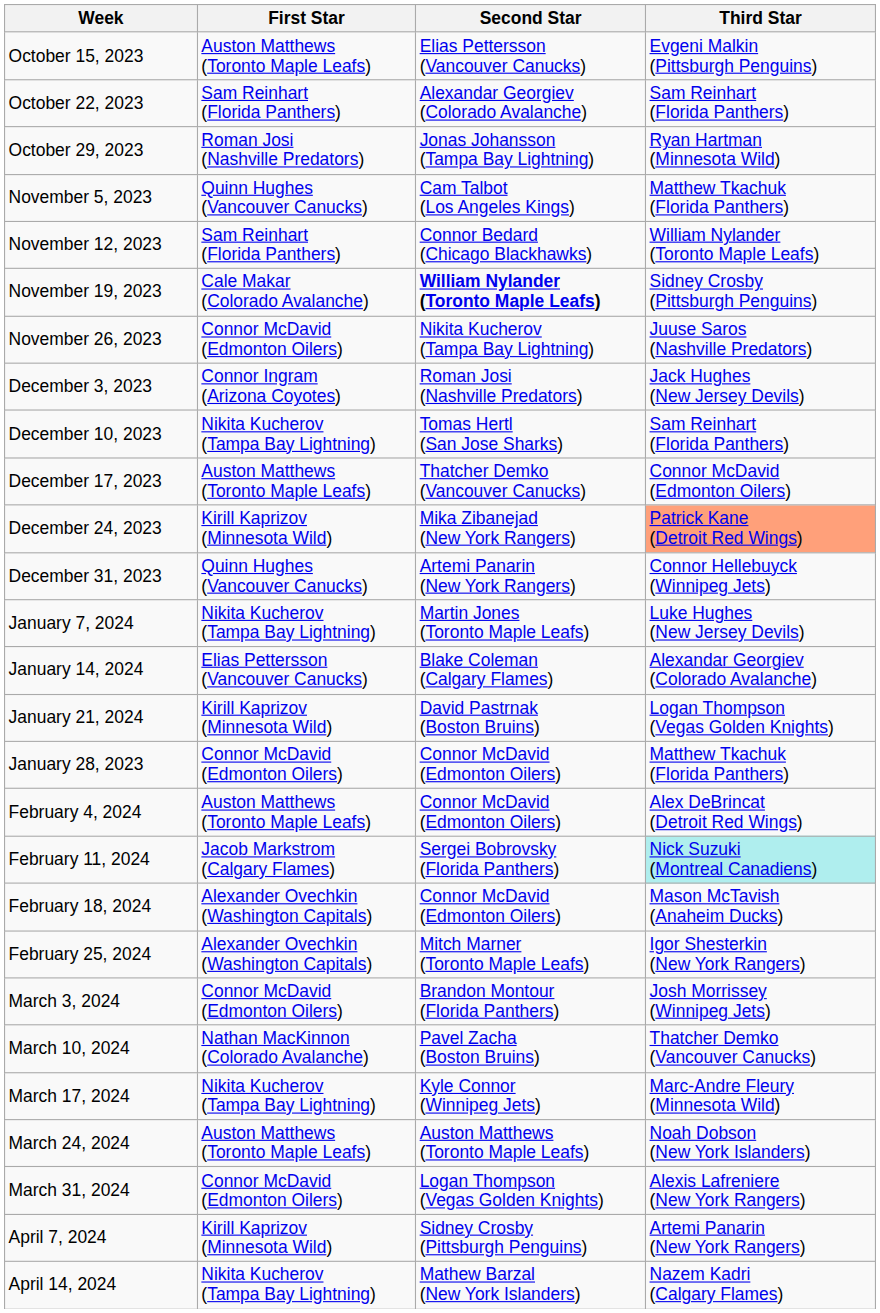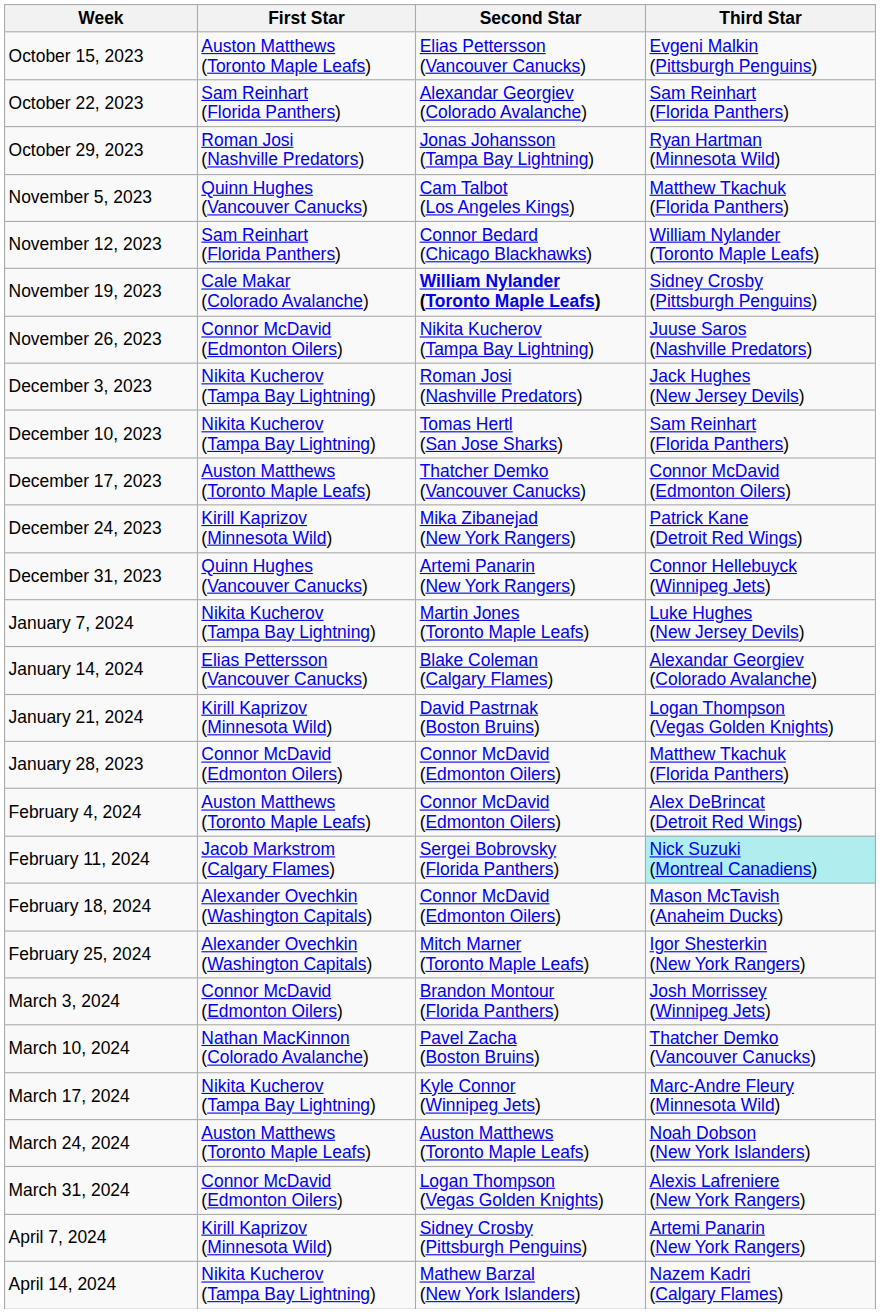(271, 386) Connor Ingram (Arizona Coyotes) -> (289, 386) Nikita Kucherov (Tampa Bay Lightning)
(726, 528) lightsalmon background -> (726, 528) no background
